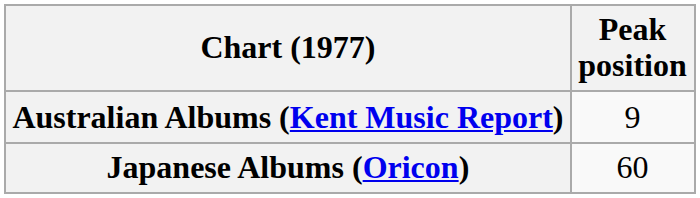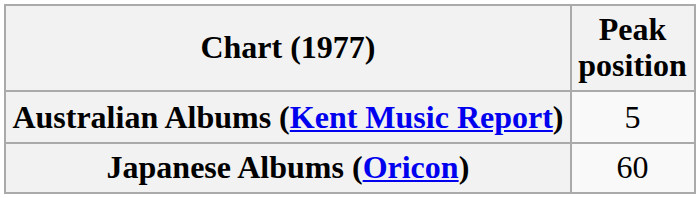(632, 116) 9 -> (632, 116) 5
